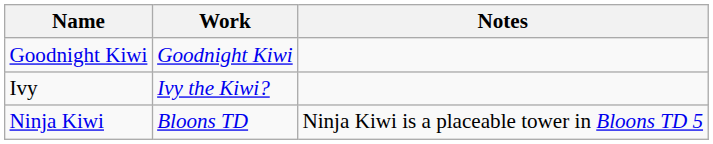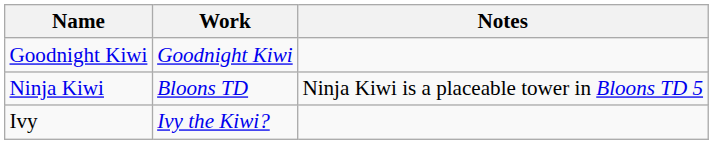rows swapped: (24, 88) <-> (57, 121)
